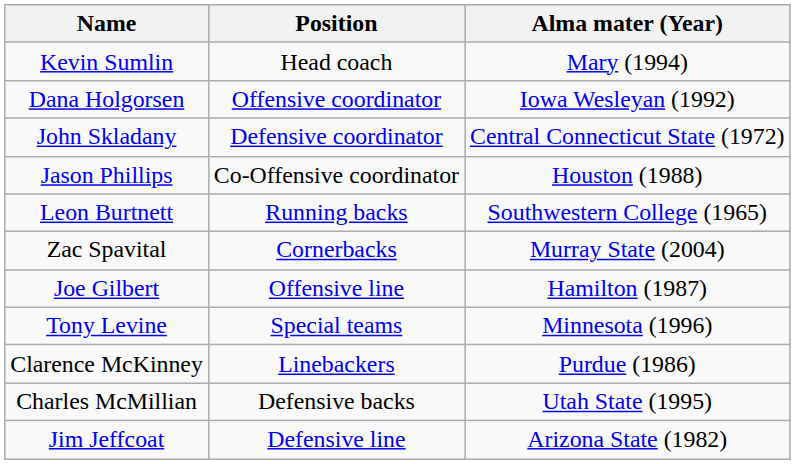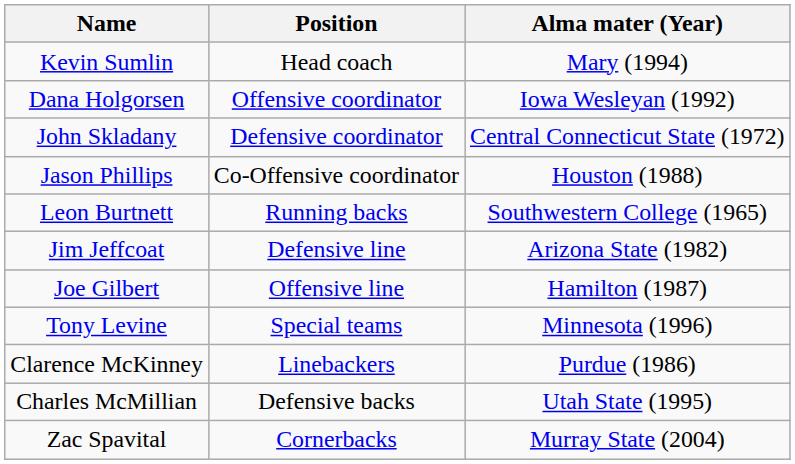rows swapped: (107, 439) <-> (107, 250)
